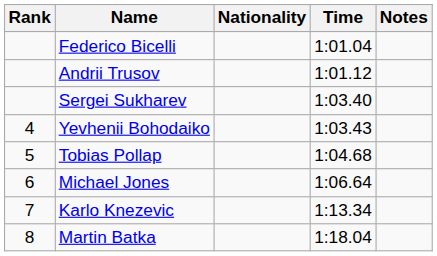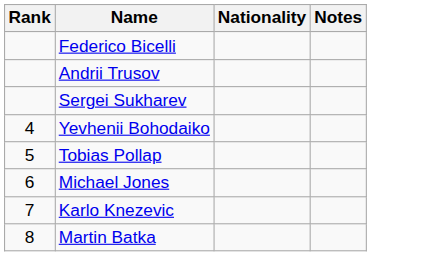- column: (343, 18)
